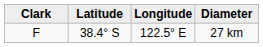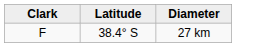- column: (163, 14)
